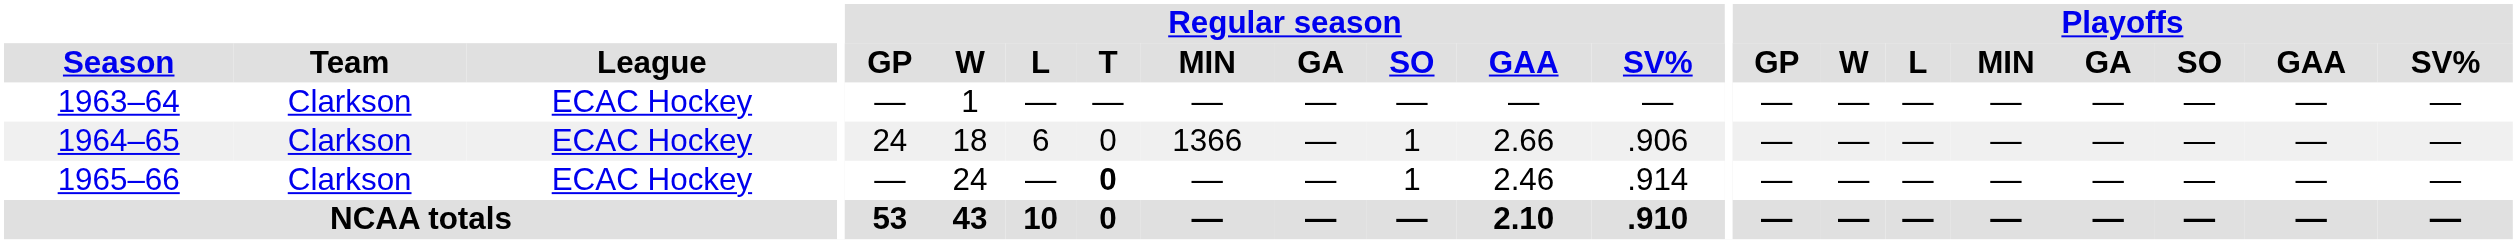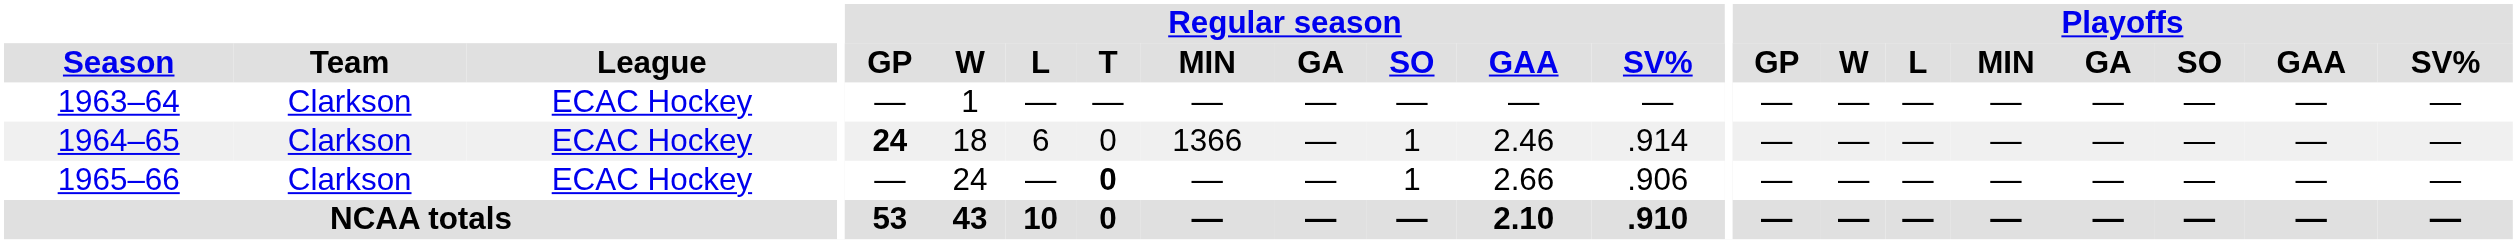(890, 140) normal -> (890, 140) bold
(1524, 140) 2.66 -> (1524, 140) 2.46
(1658, 140) .906 -> (1658, 140) .914
(1524, 179) 2.46 -> (1524, 179) 2.66
(1658, 179) .914 -> (1658, 179) .906
